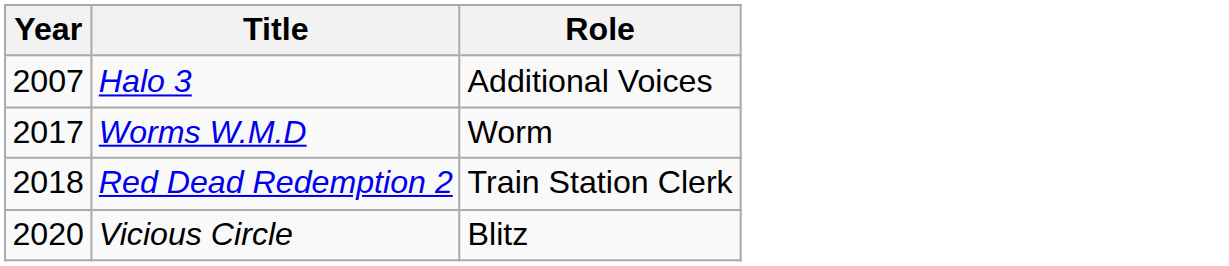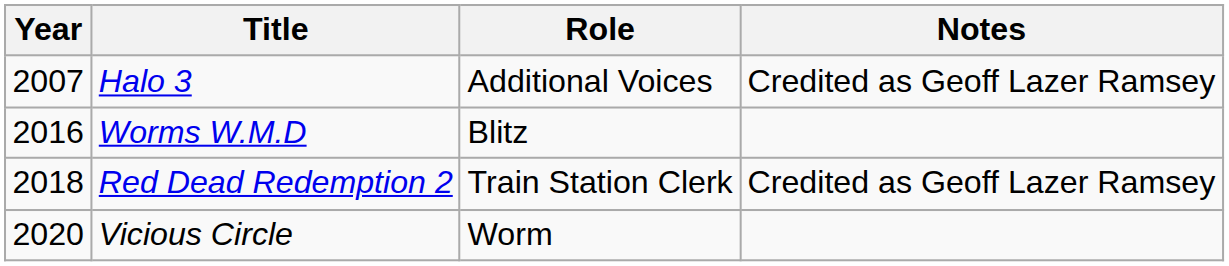+ column: (981, 30)
(48, 132) 2017 -> (48, 132) 2016
(510, 132) Worm -> (498, 132) Blitz
(498, 234) Blitz -> (510, 234) Worm
